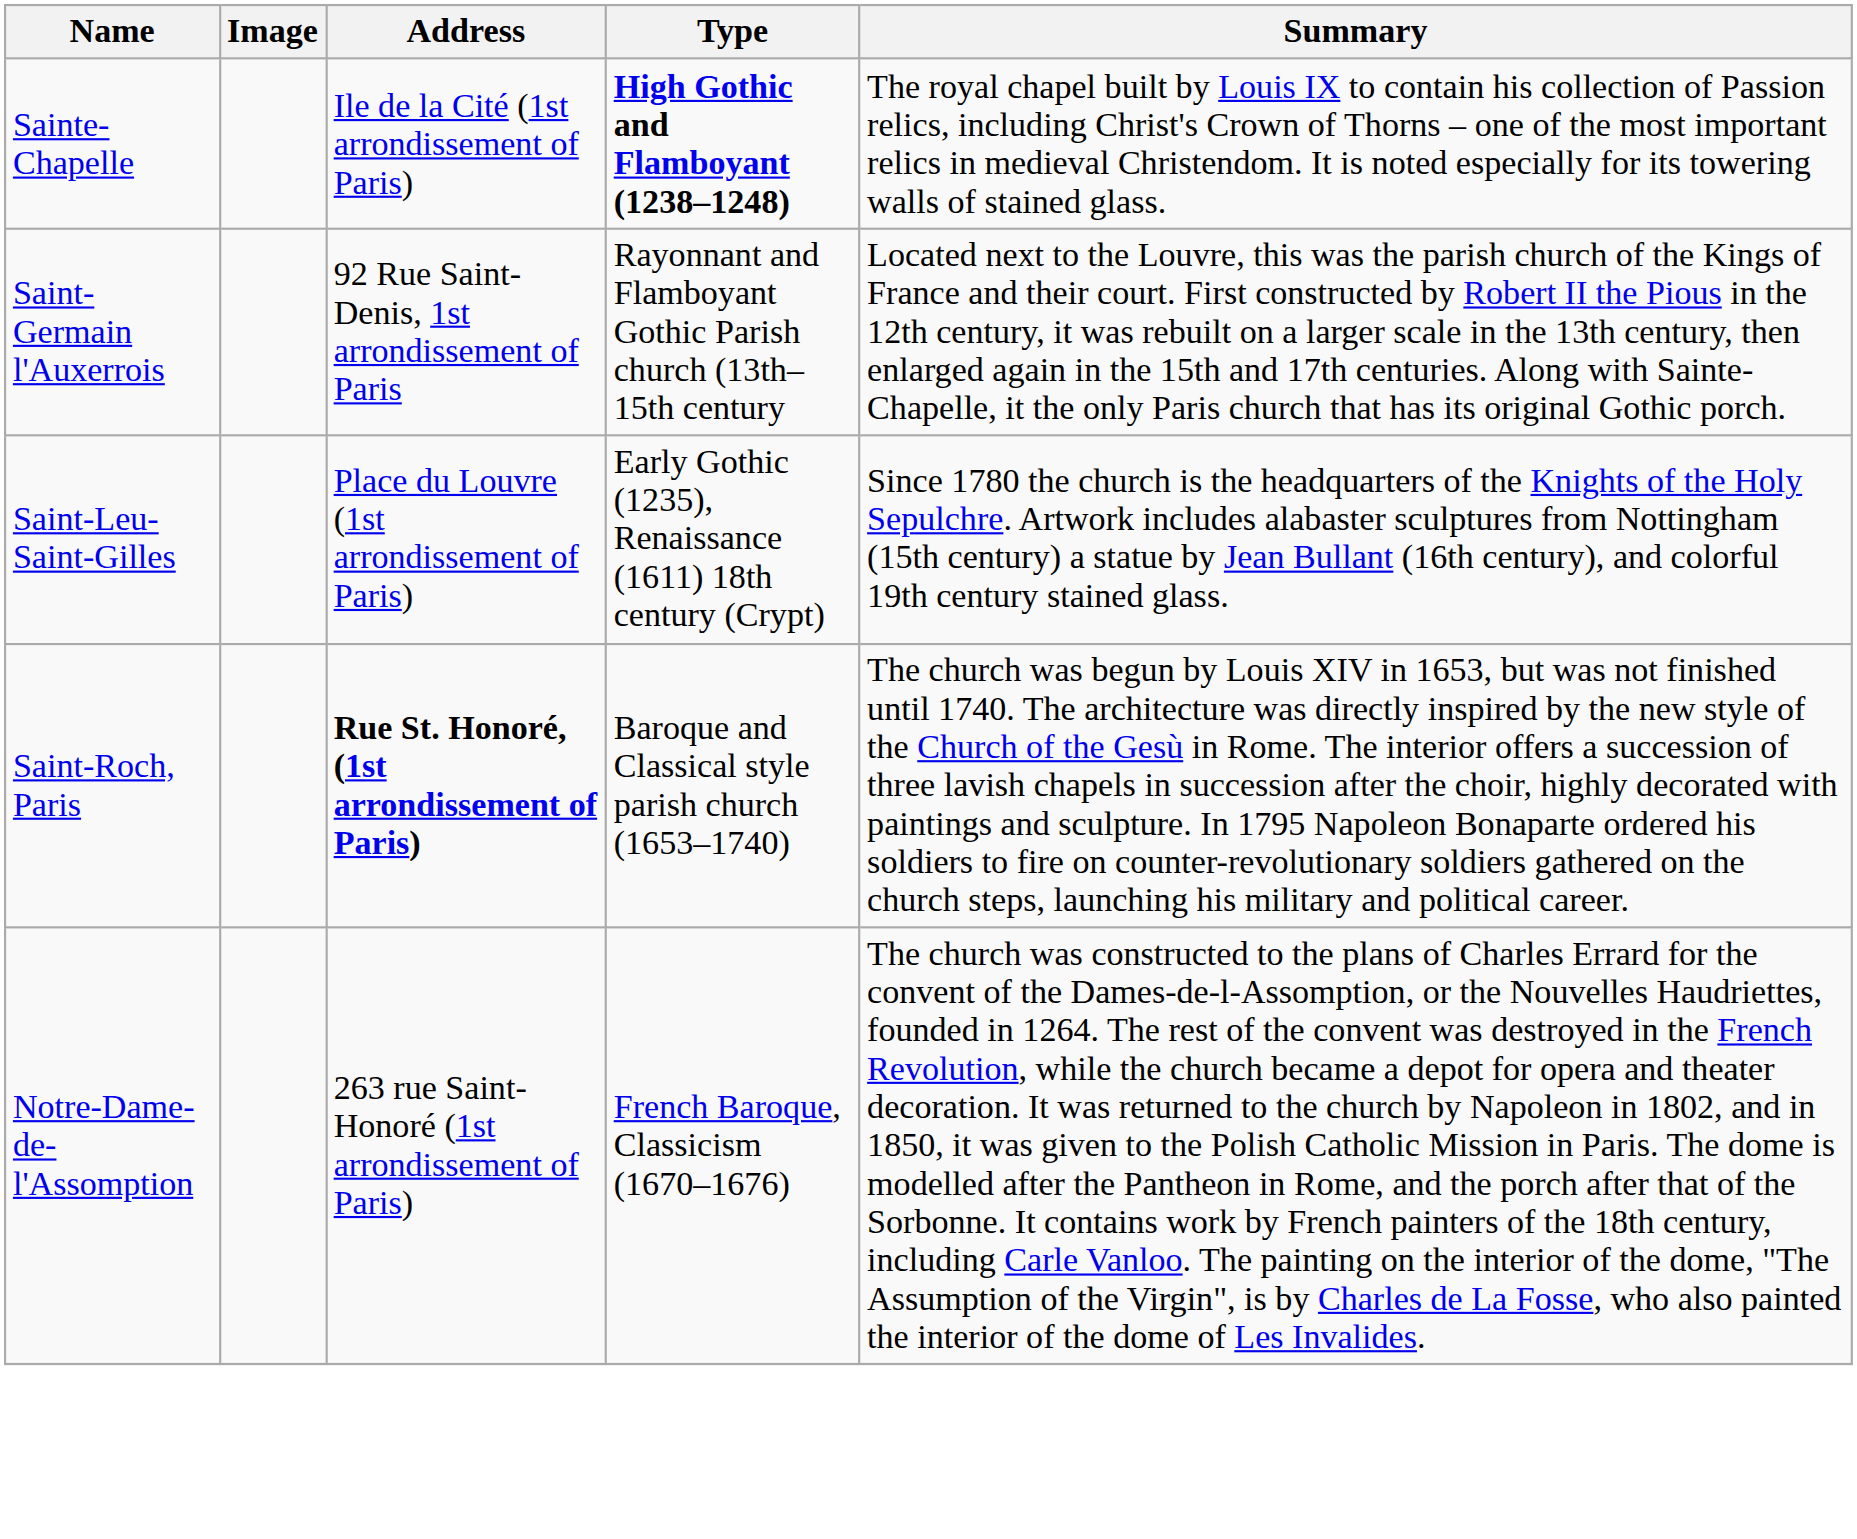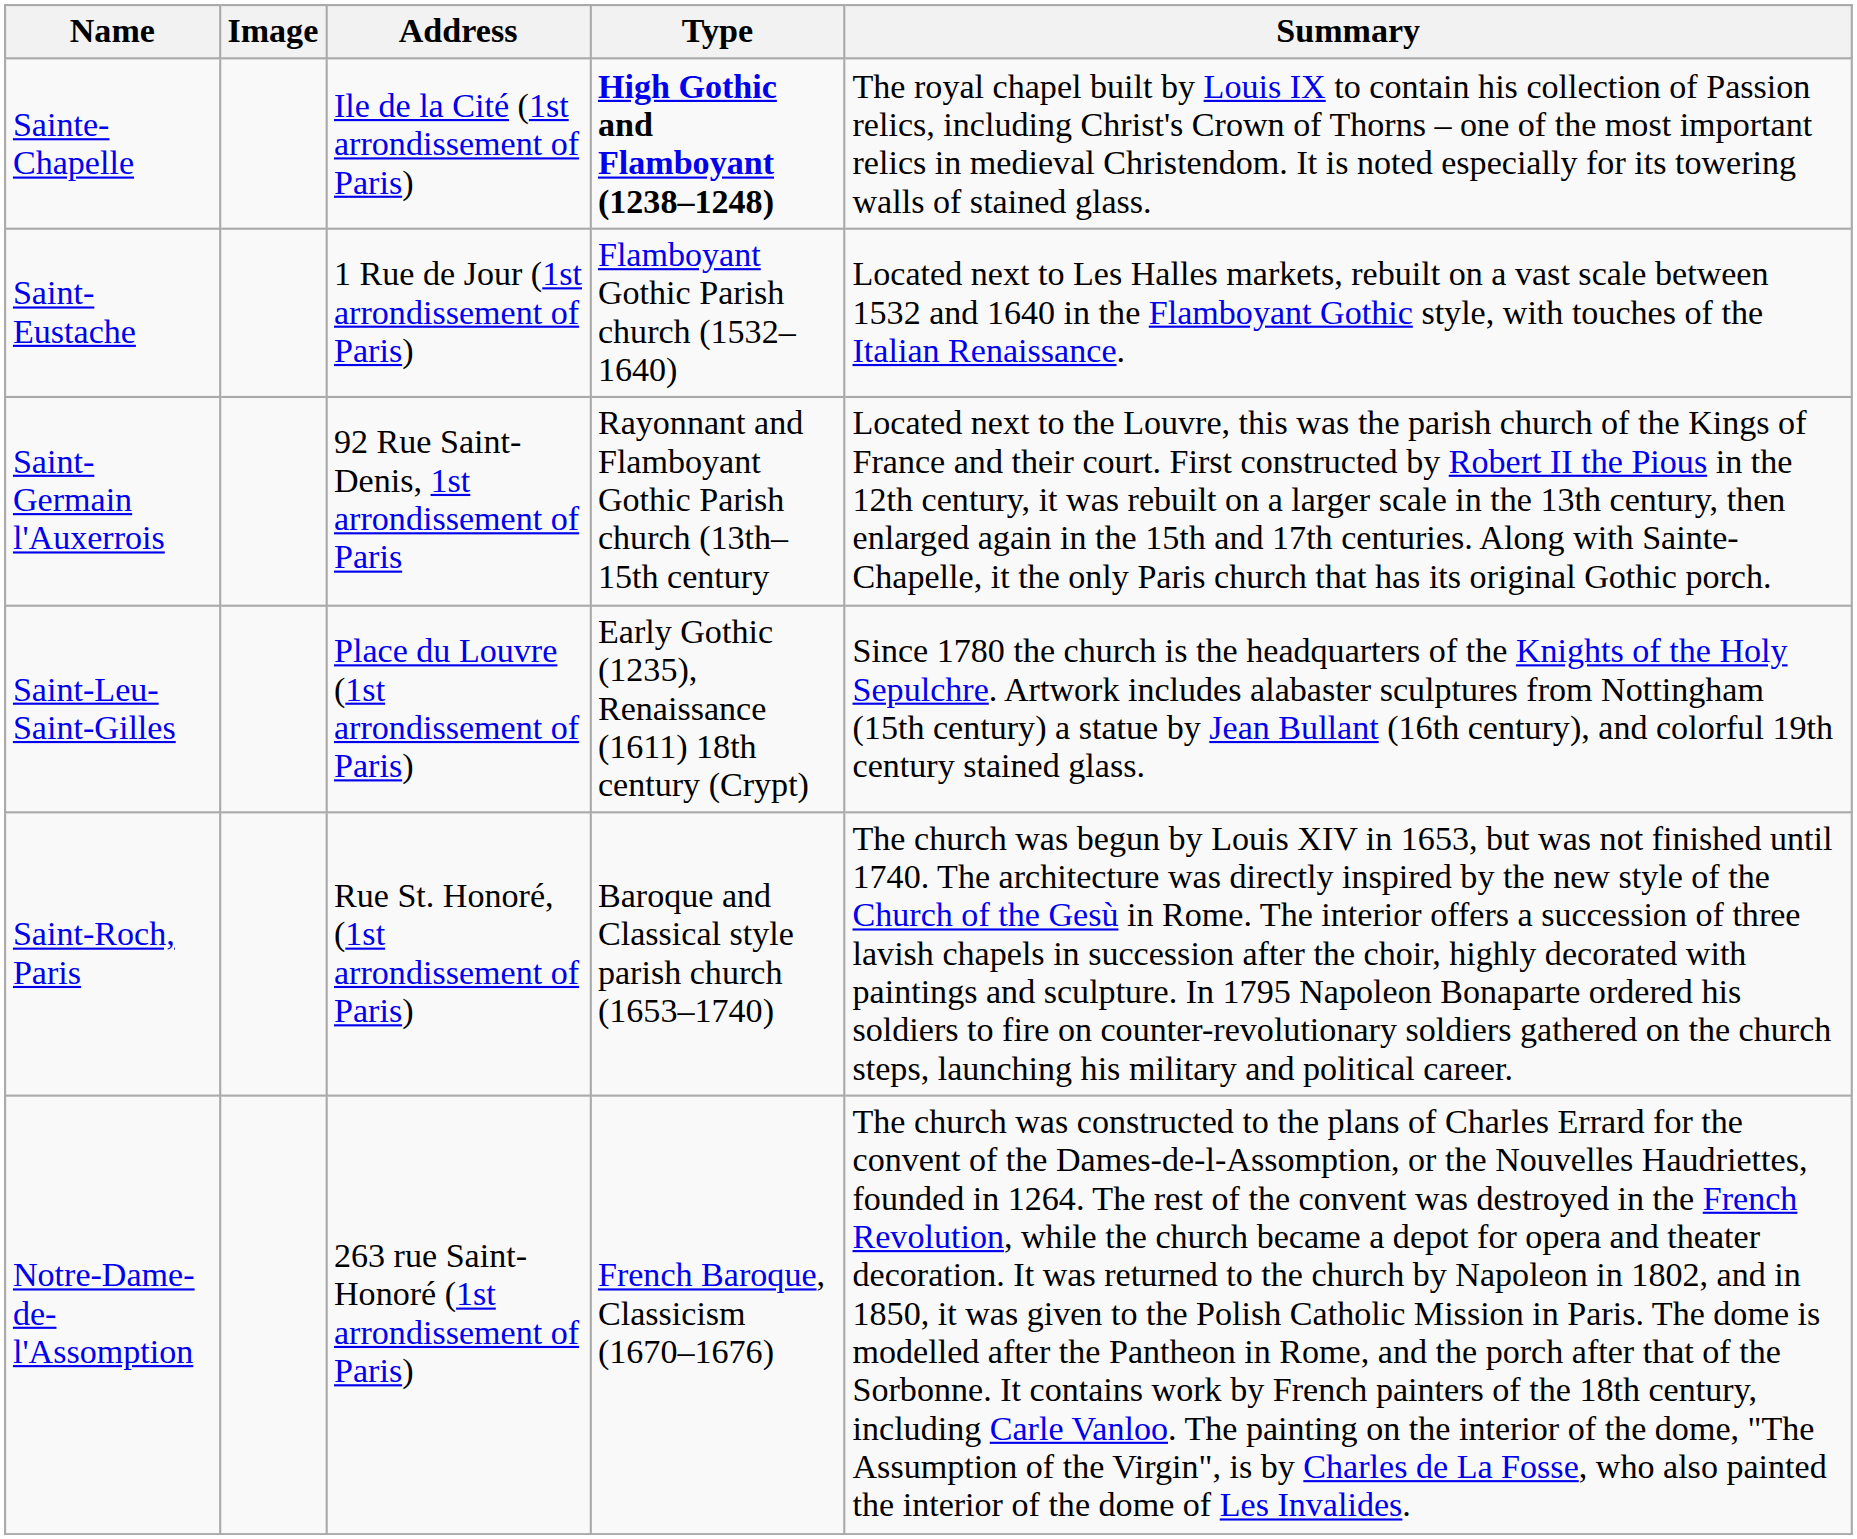+ row: (74, 312)
(465, 784) bold -> (457, 953) normal
